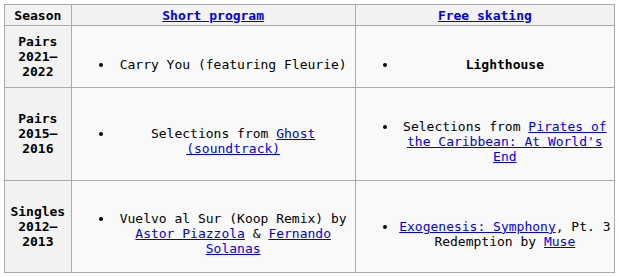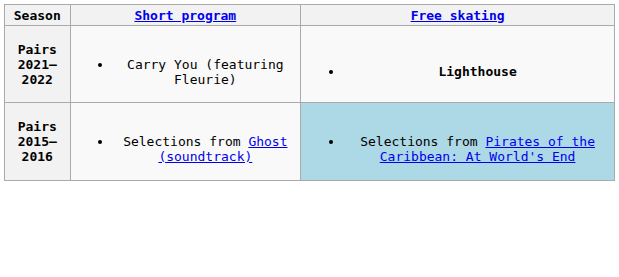(485, 141) no background -> (458, 149) lightblue background
- row: (38, 226)
